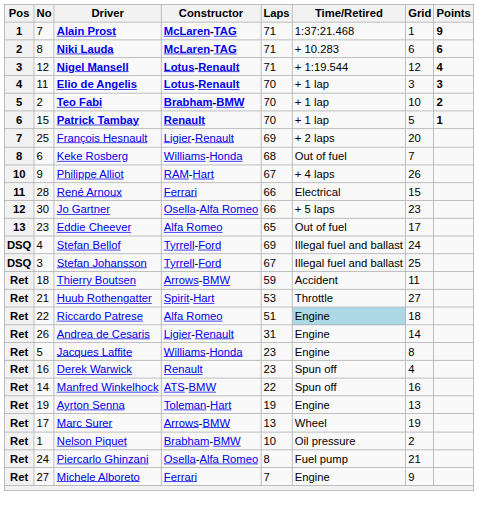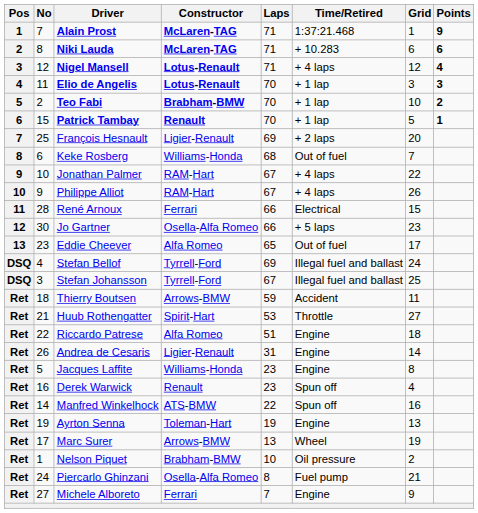(322, 67) + 1:19.544 -> (315, 67) + 4 laps
+ row: (99, 174)
(312, 316) lightblue background -> (312, 334) no background
